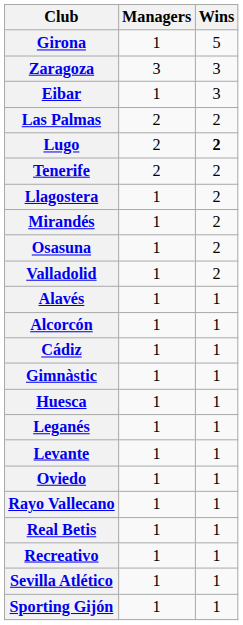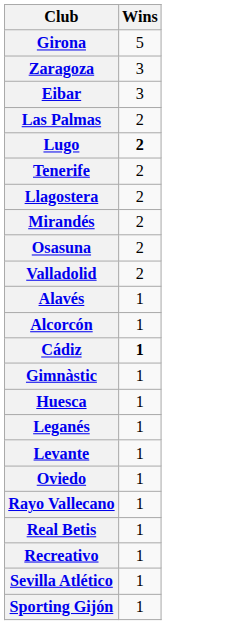- column: (157, 17)
(216, 350) normal -> (140, 350) bold
